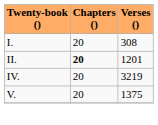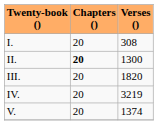(132, 59) 1201 -> (132, 59) 1300
+ row: (14, 77)
(132, 94) 1375 -> (132, 111) 1374
